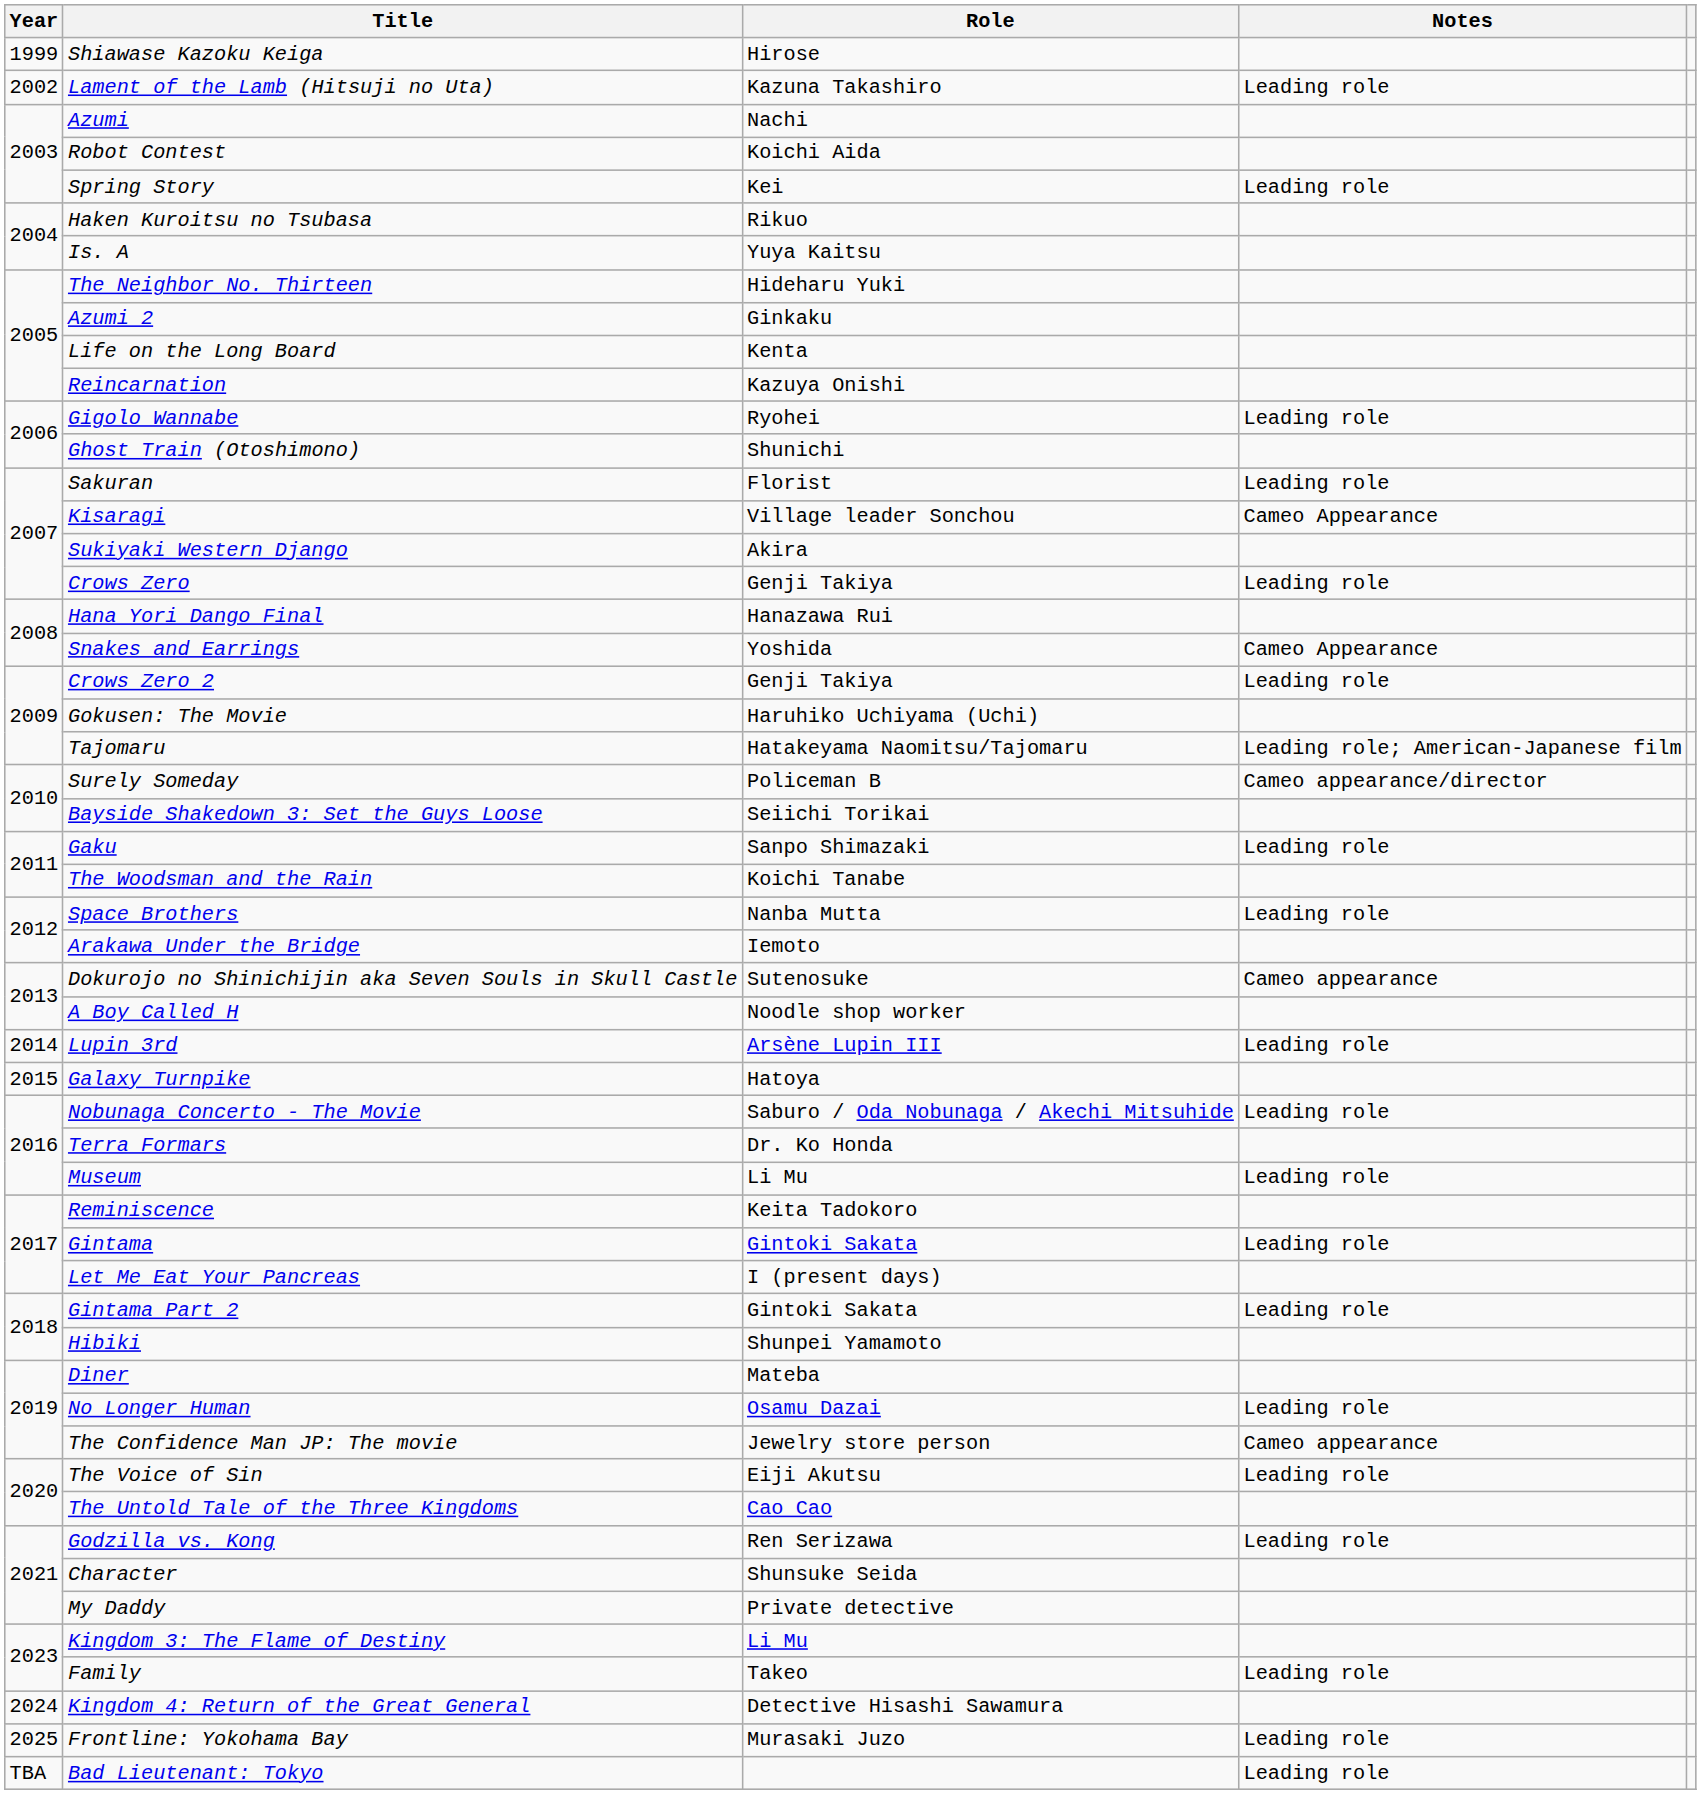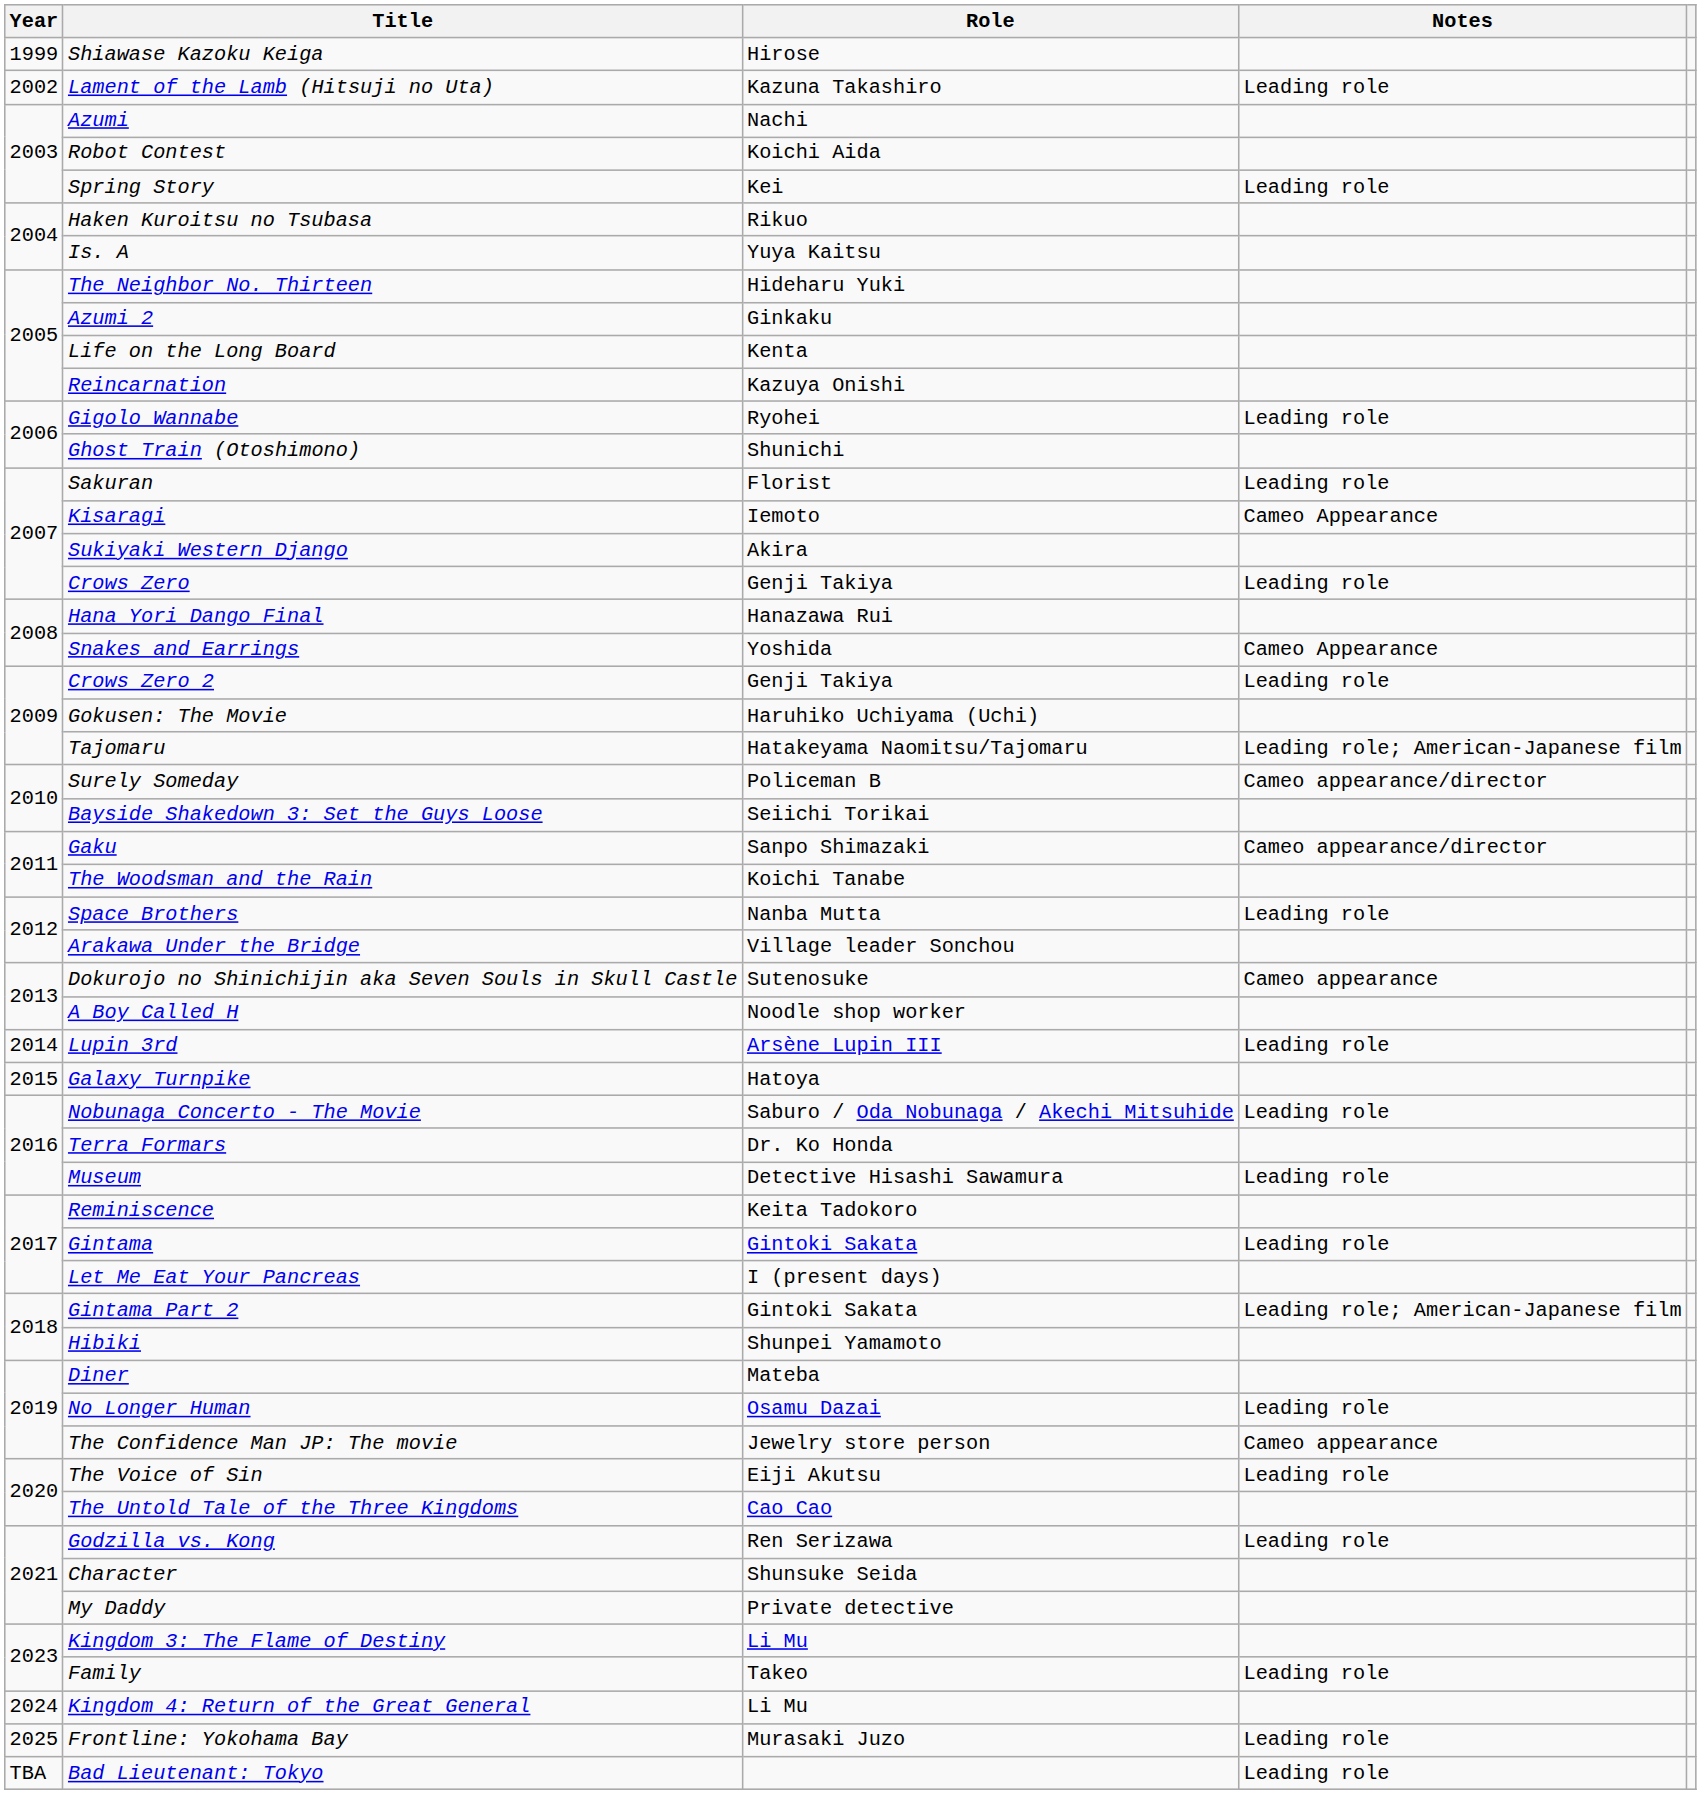(881, 517) Village leader Sonchou -> (783, 517) Iemoto
(1316, 848) Leading role -> (1396, 848) Cameo appearance/director
(783, 947) Iemoto -> (881, 947) Village leader Sonchou
(777, 1178) Li Mu -> (905, 1178) Detective Hisashi Sawamura
(1316, 1310) Leading role -> (1463, 1310) Leading role; American-Japanese film
(905, 1707) Detective Hisashi Sawamura -> (777, 1707) Li Mu
